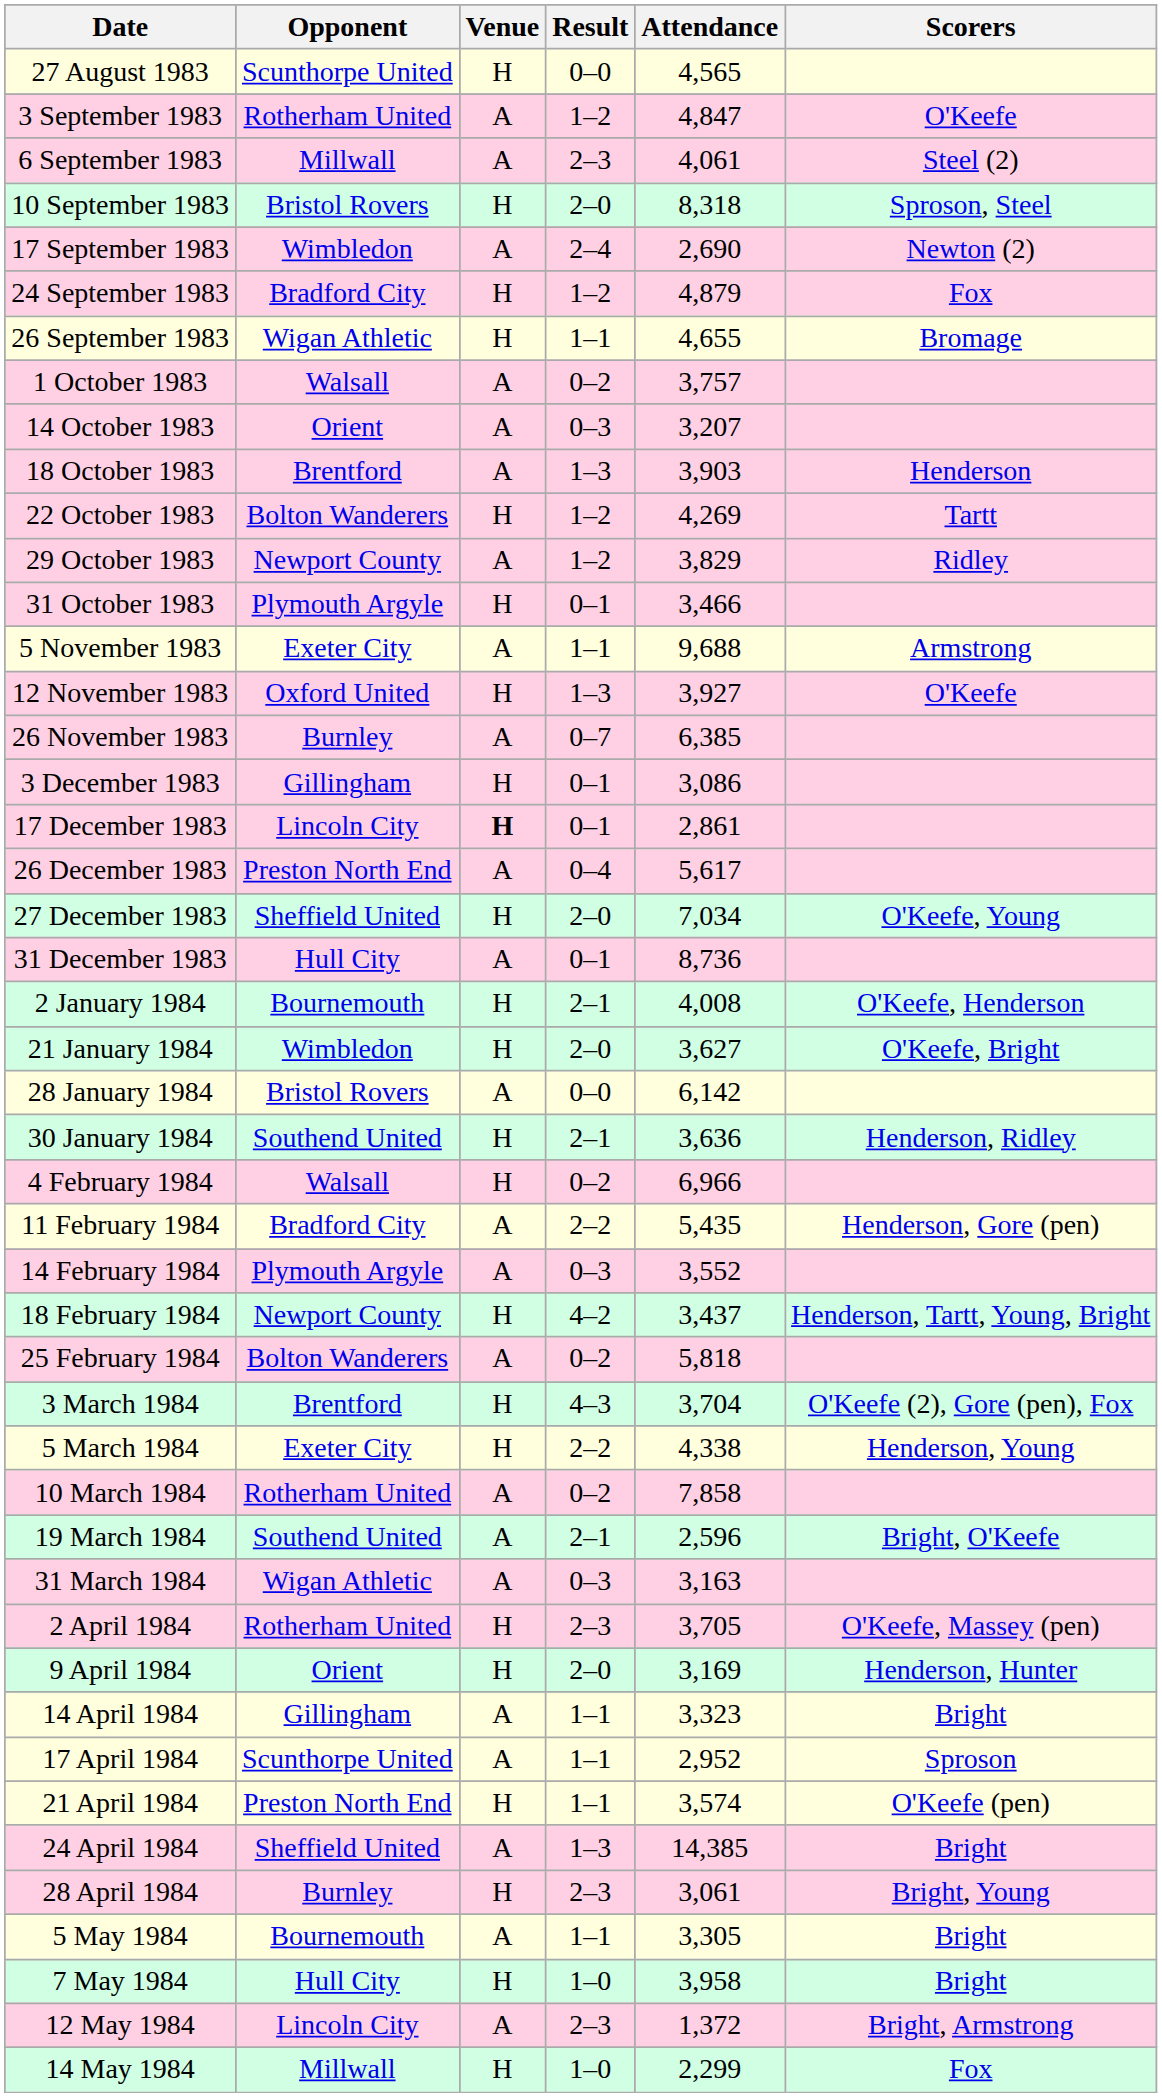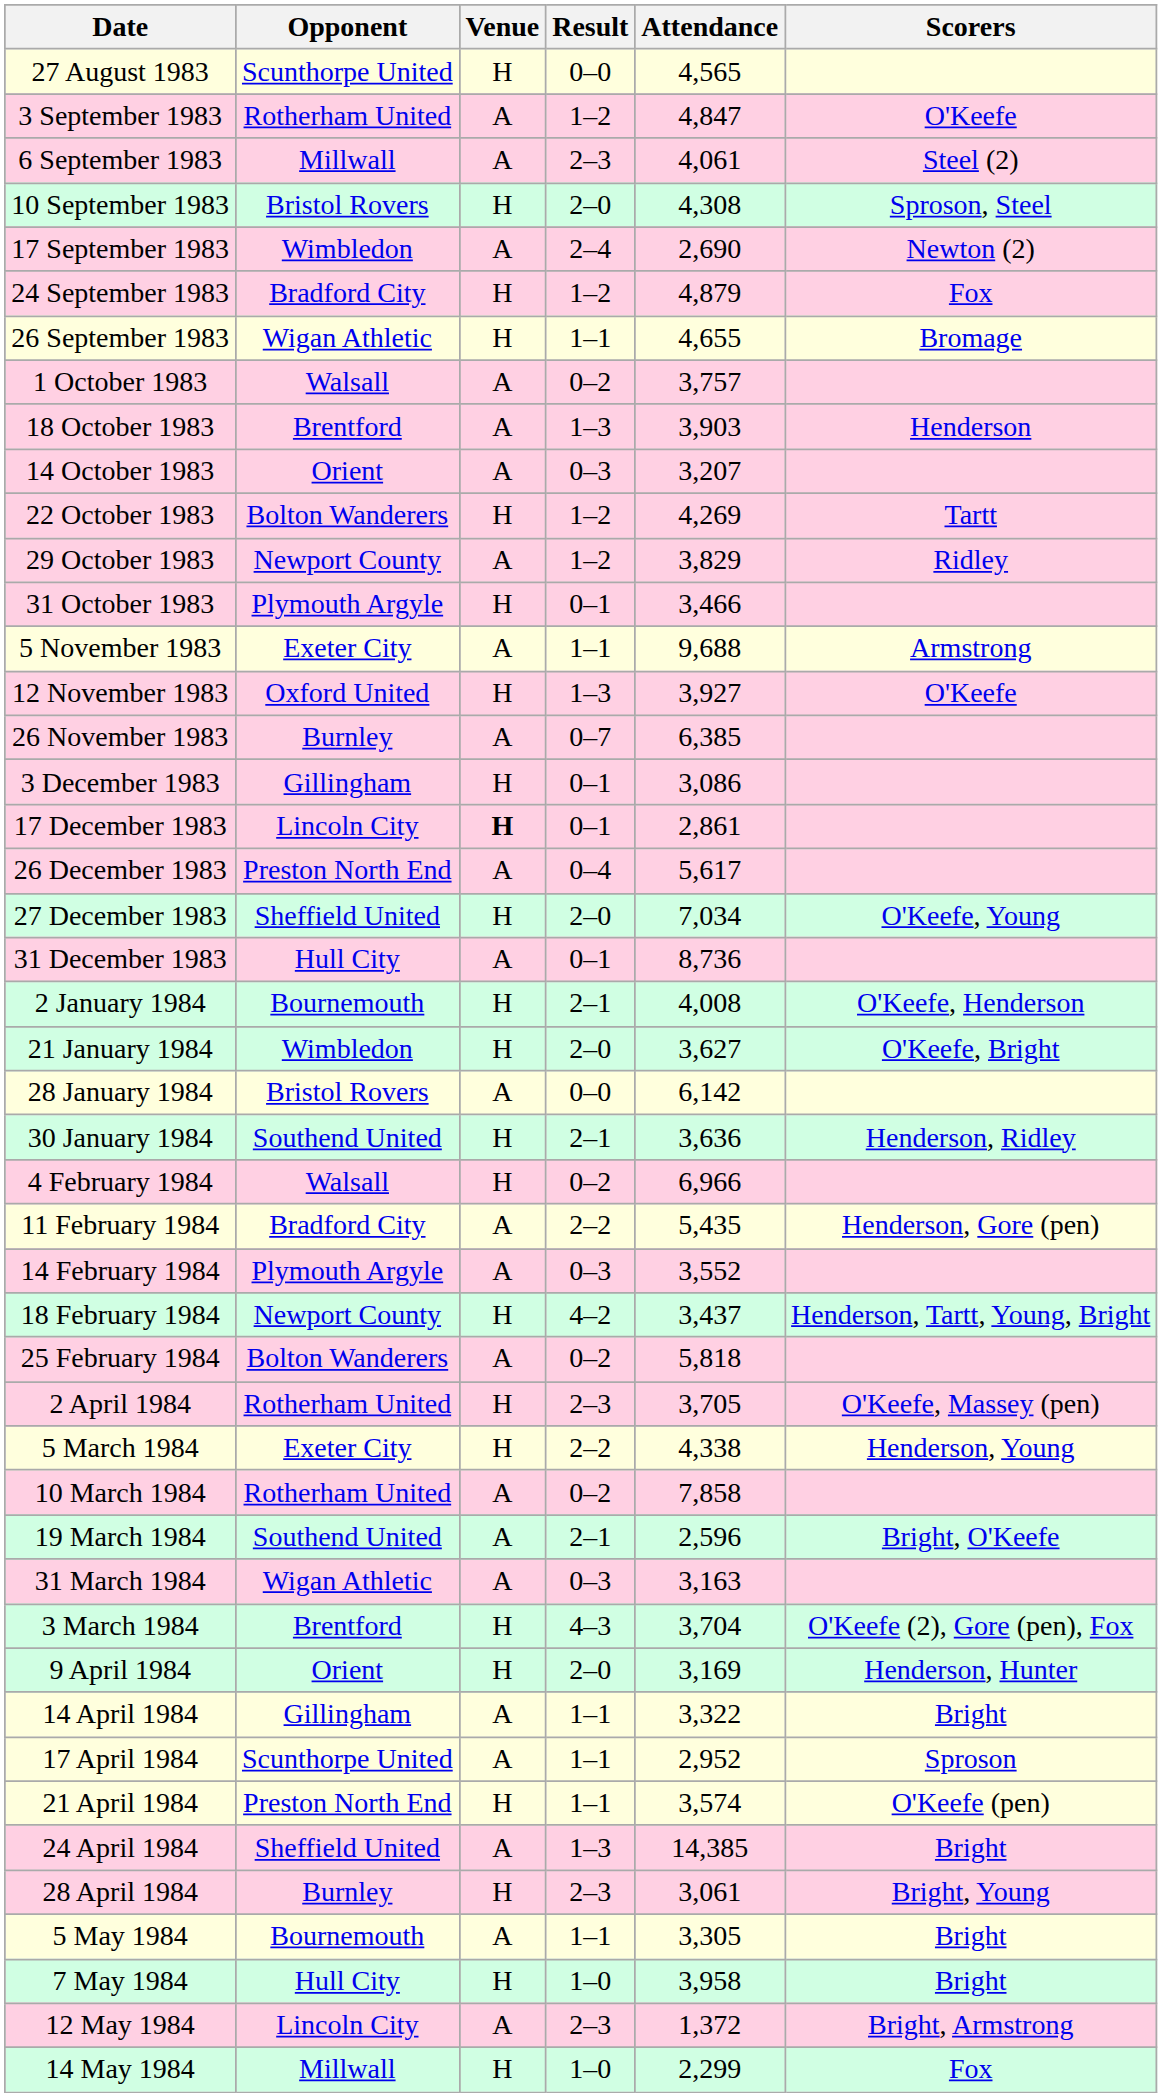(710, 204) 8,318 -> (710, 204) 4,308
rows swapped: (120, 426) <-> (120, 470)
rows swapped: (120, 1403) <-> (120, 1625)
(710, 1714) 3,323 -> (710, 1714) 3,322
